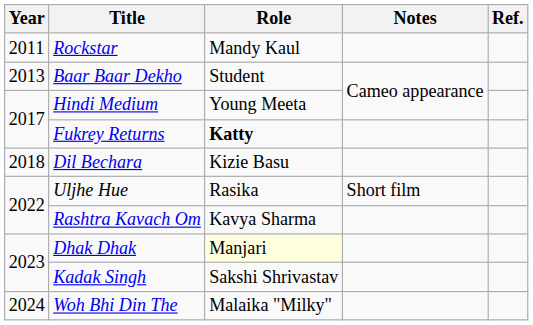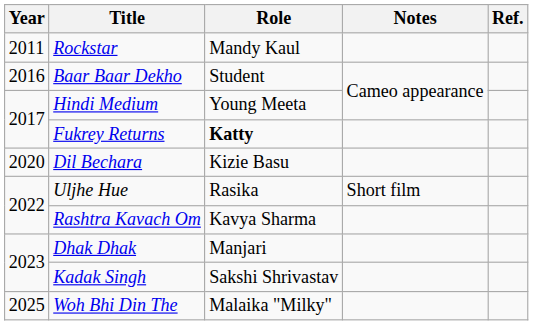(27, 76) 2013 -> (27, 76) 2016
(27, 162) 2018 -> (27, 162) 2020
(238, 248) lightyellow background -> (238, 248) no background
(27, 305) 2024 -> (27, 305) 2025
